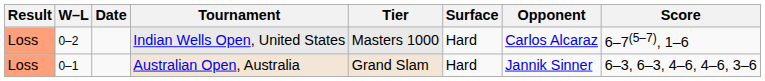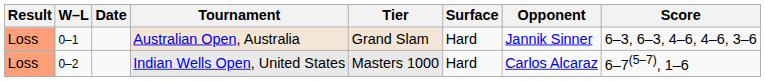rows swapped: (217, 65) <-> (239, 40)
